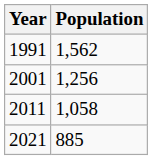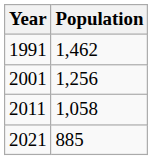(77, 49) 1,562 -> (77, 49) 1,462
